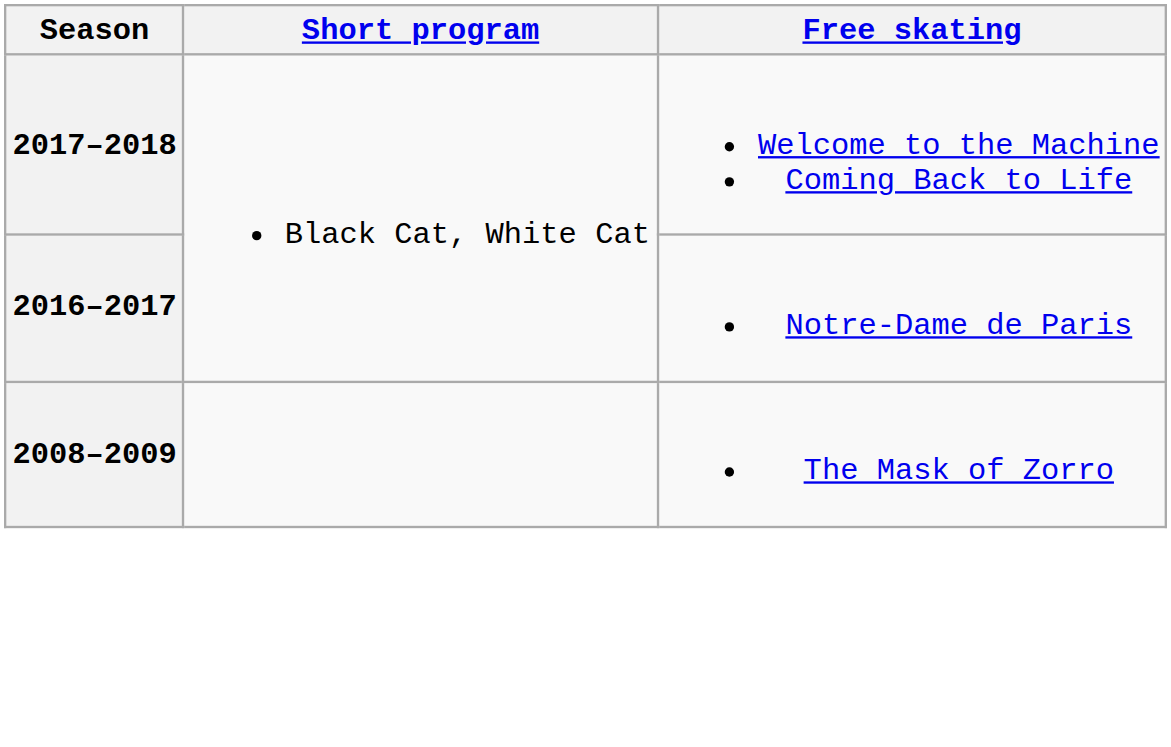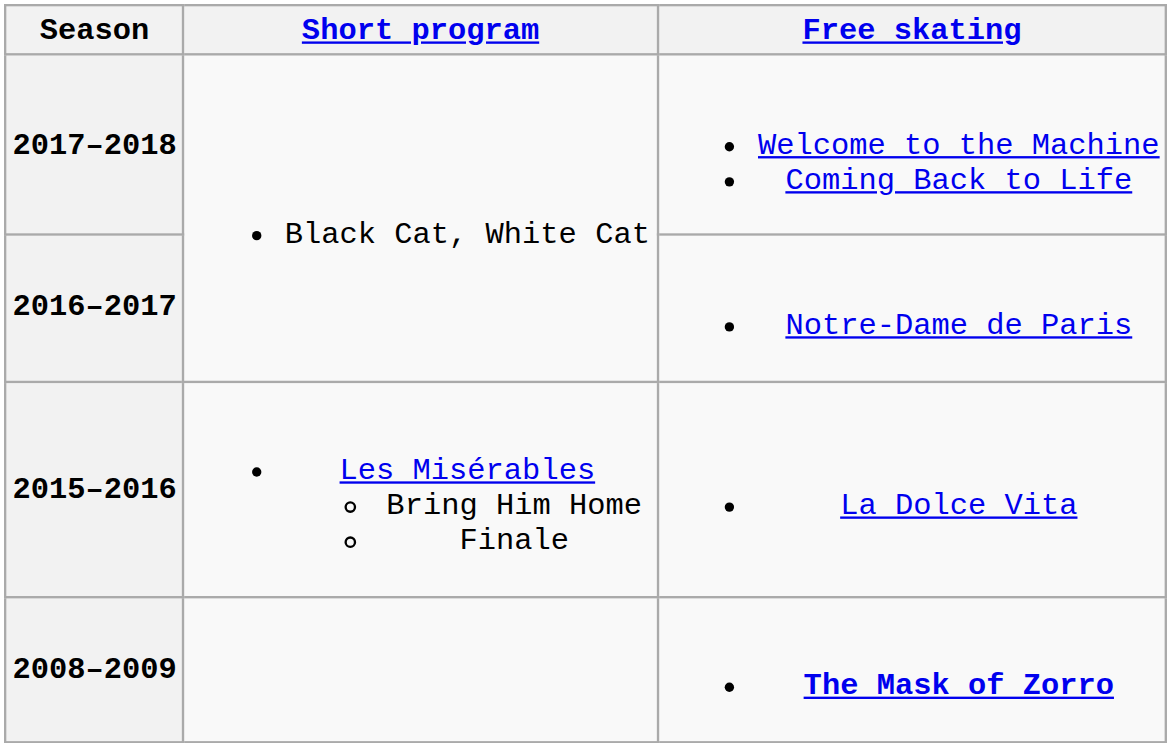+ row: (95, 489)
(912, 471) normal -> (912, 687) bold
